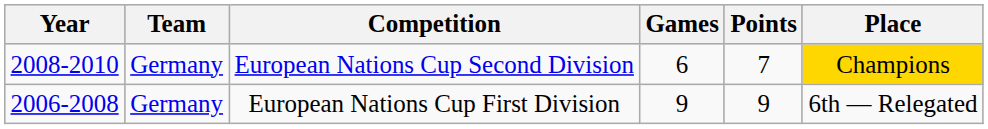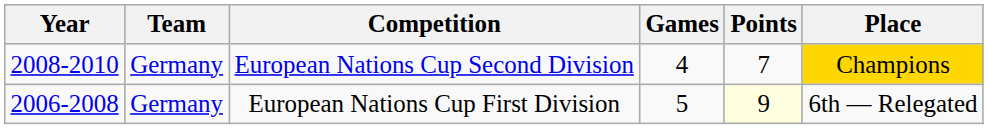(682, 63) 6 -> (682, 63) 4
(682, 103) 9 -> (682, 103) 5
(764, 103) no background -> (764, 103) lightyellow background
